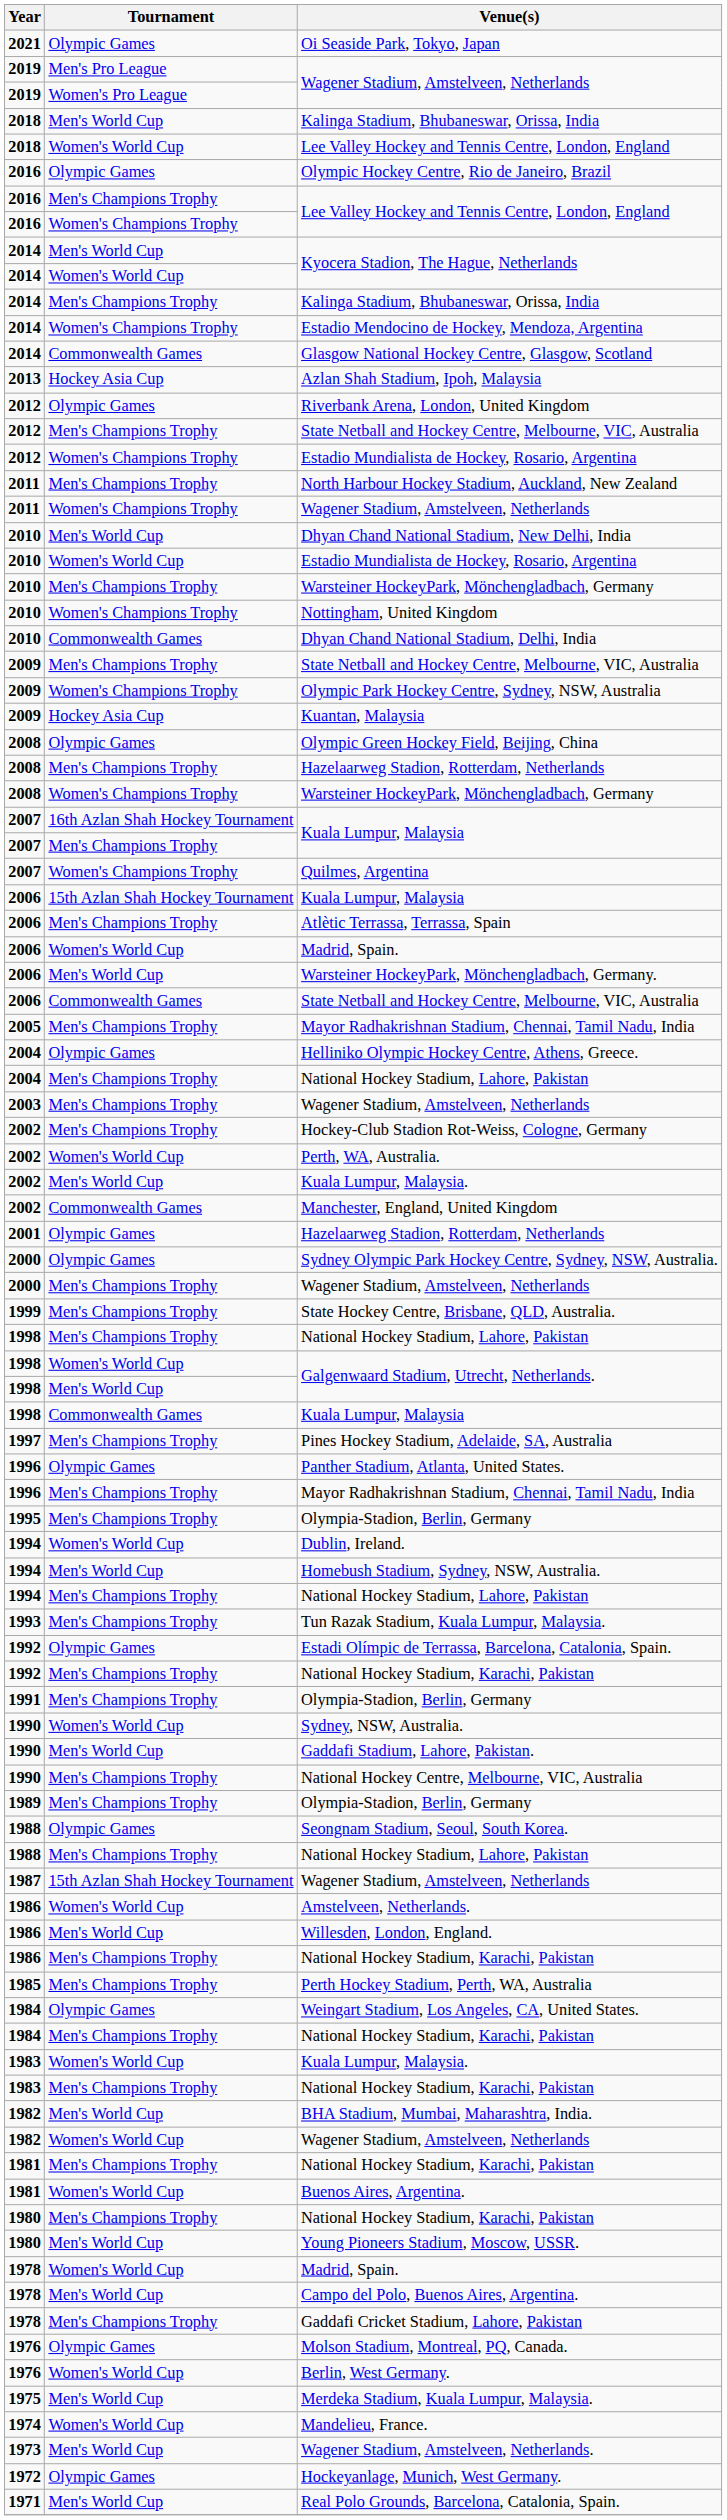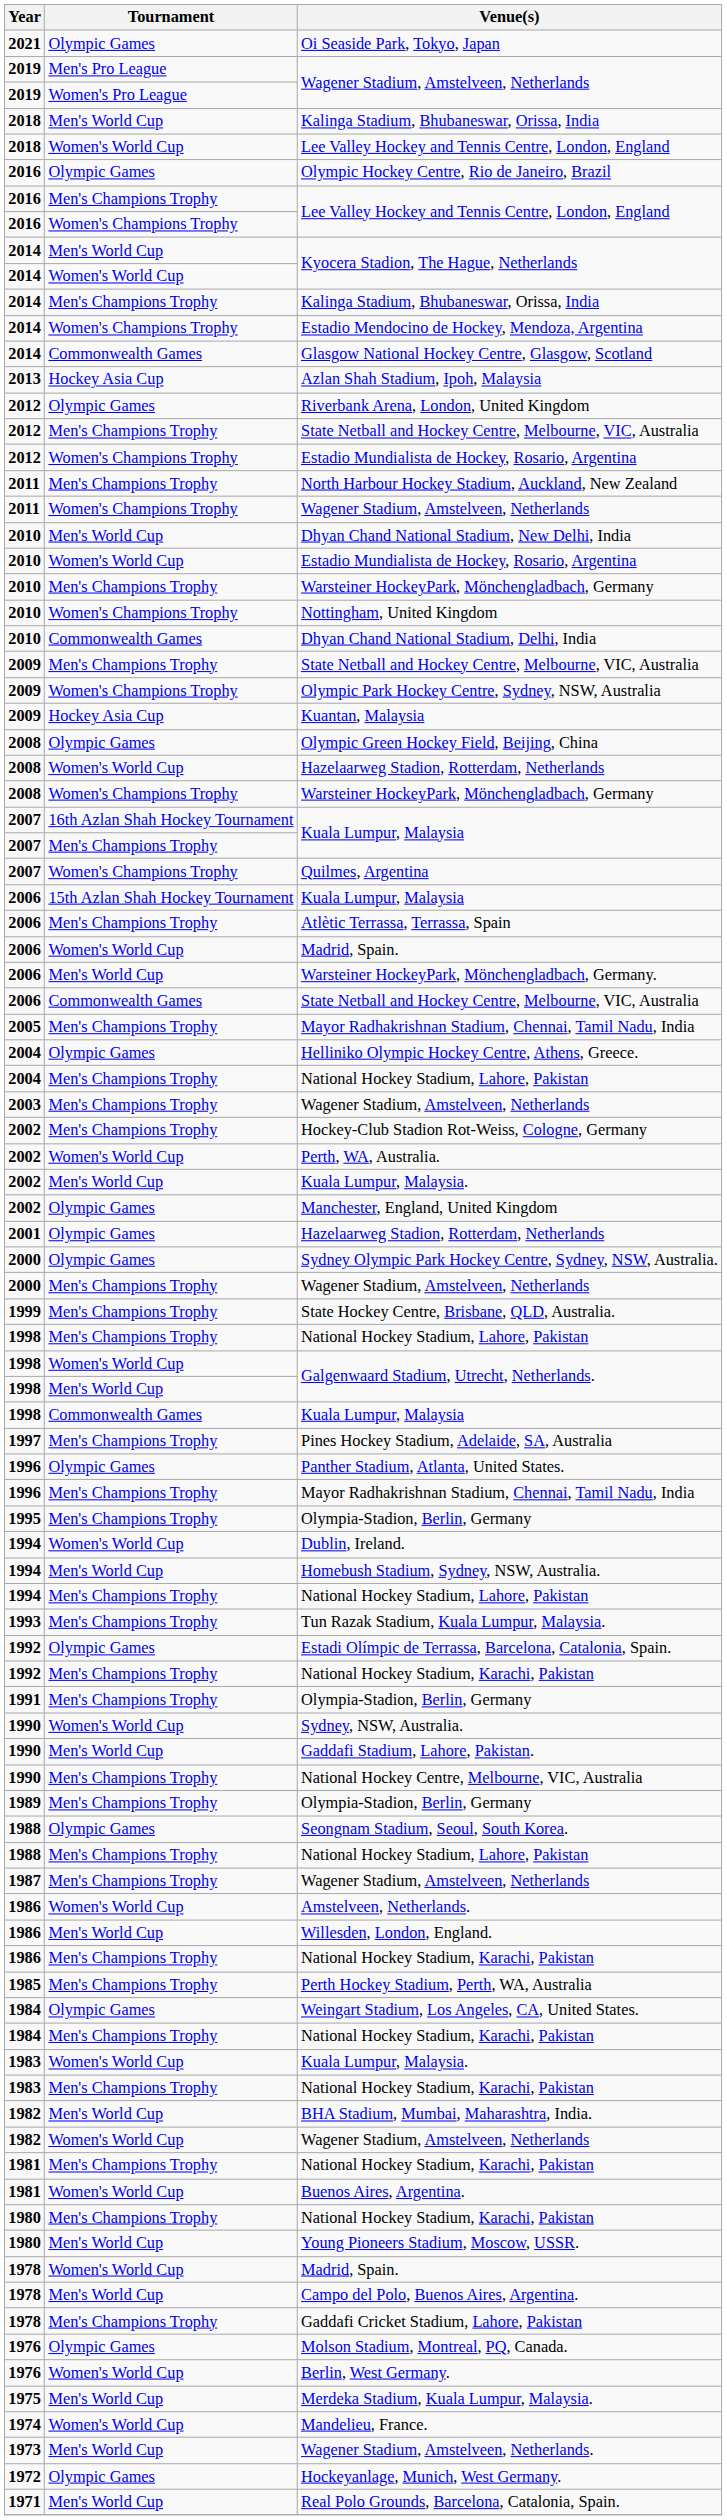(133, 768) Men's Champions Trophy -> (116, 768) Women's World Cup
(125, 1208) Commonwealth Games -> (102, 1208) Olympic Games
(171, 1880) 15th Azlan Shah Hockey Tournament -> (133, 1880) Men's Champions Trophy
